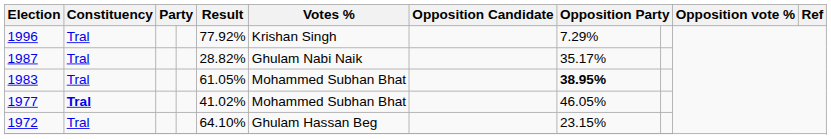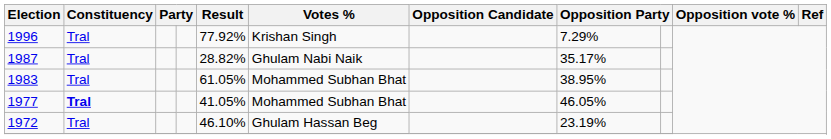(583, 79) bold -> (583, 79) normal
(222, 101) 41.02% -> (222, 101) 41.05%
(222, 123) 64.10% -> (222, 123) 46.10%
(583, 123) 23.15% -> (583, 123) 23.19%
